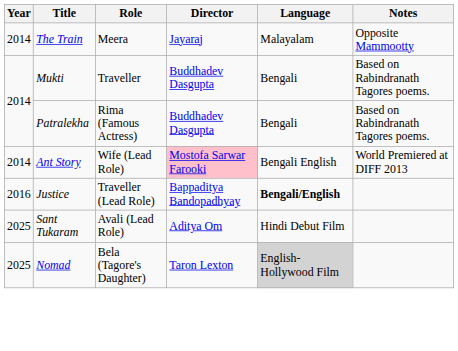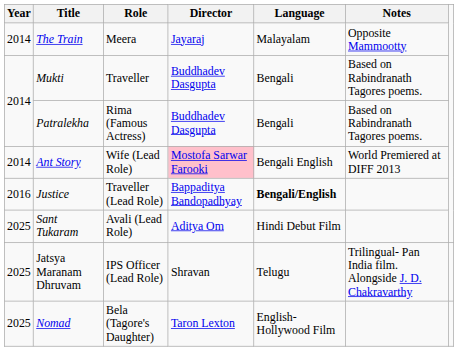+ row: (59, 271)
(300, 265) lightgrey background -> (296, 323) no background
